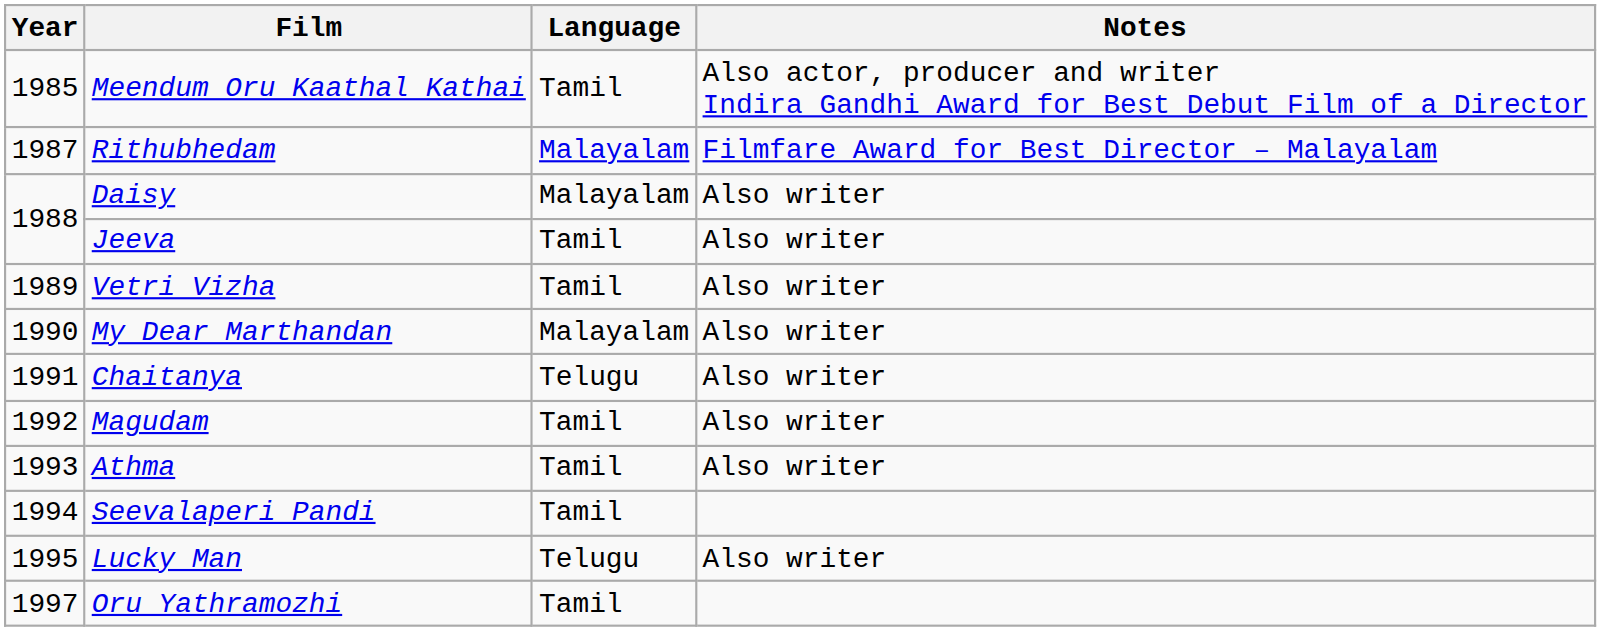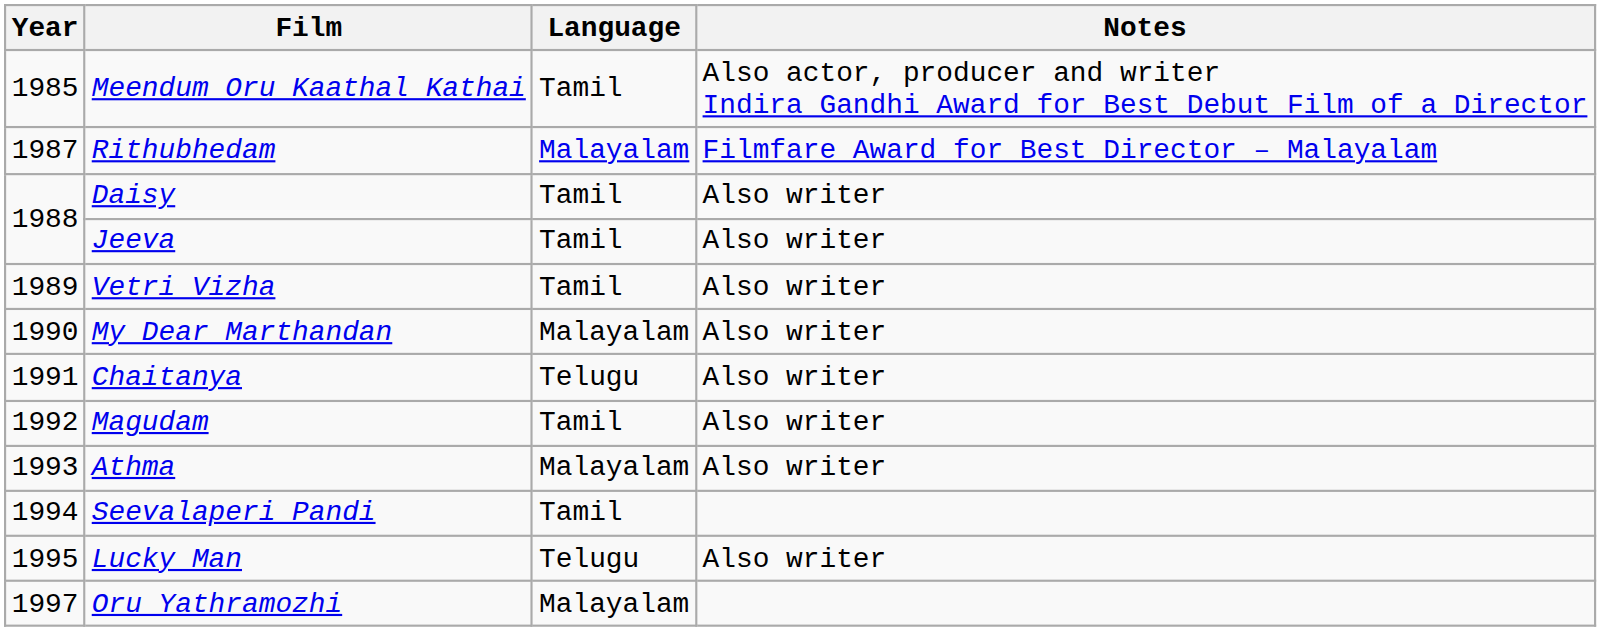(614, 196) Malayalam -> (581, 196) Tamil
(581, 468) Tamil -> (614, 468) Malayalam
(581, 604) Tamil -> (614, 604) Malayalam
